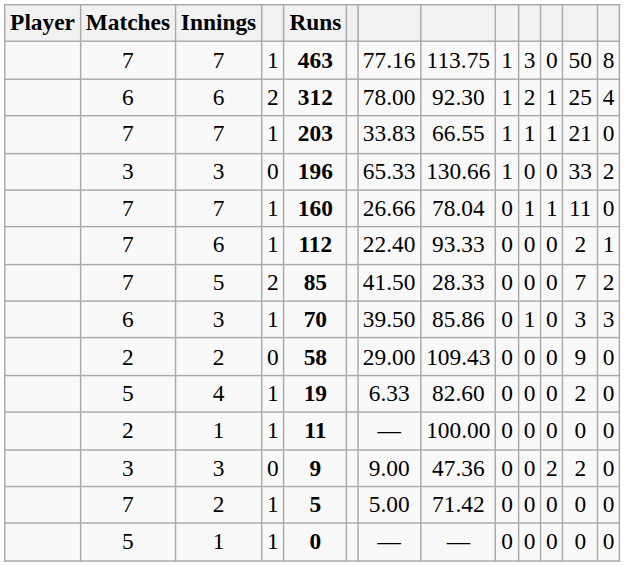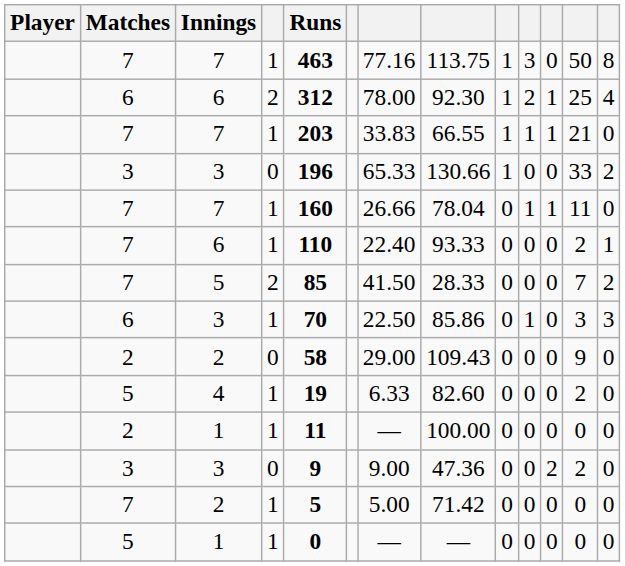(315, 245) 112 -> (315, 245) 110
(389, 319) 39.50 -> (389, 319) 22.50
